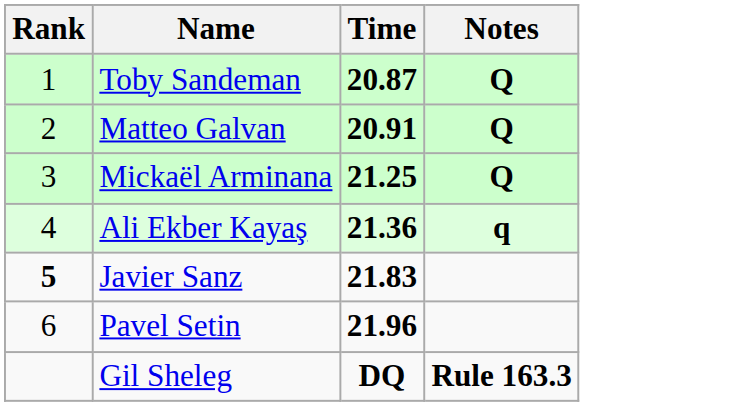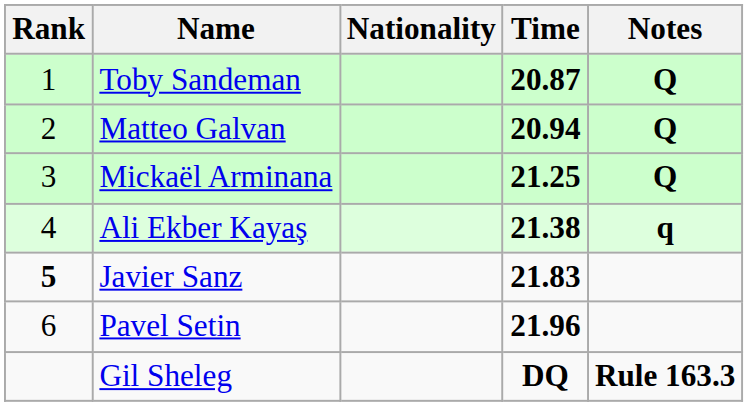+ column: (421, 29)
(382, 128) 20.91 -> (545, 128) 20.94
(382, 227) 21.36 -> (545, 227) 21.38
